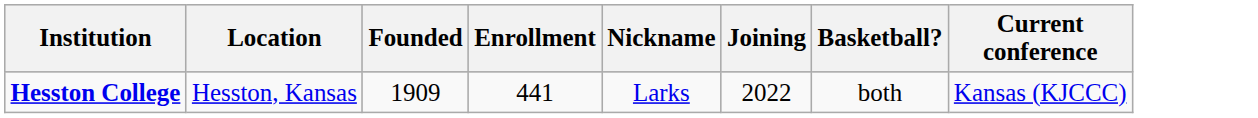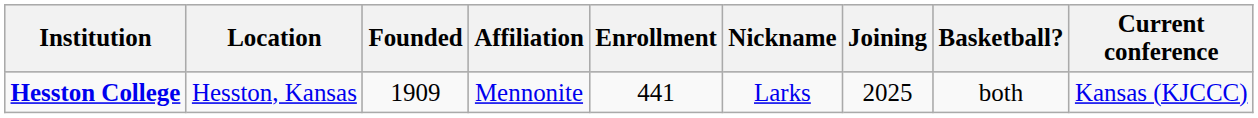+ column: (529, 38)
(766, 91) 2022 -> (888, 91) 2025
